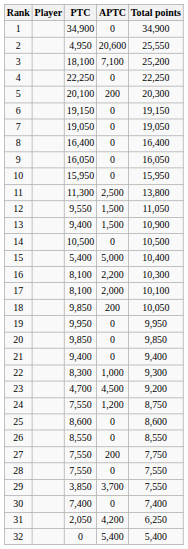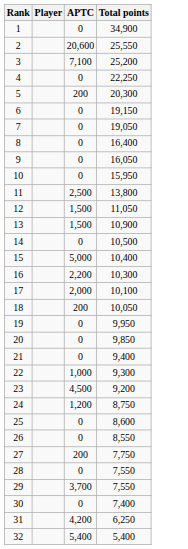- column: (80, 12)
